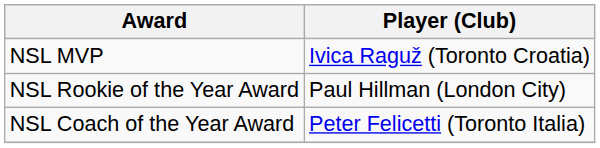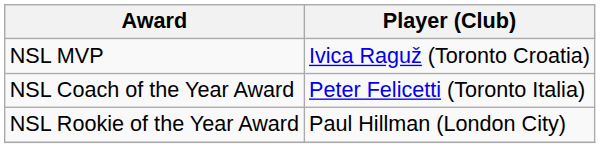rows swapped: (154, 90) <-> (152, 124)
